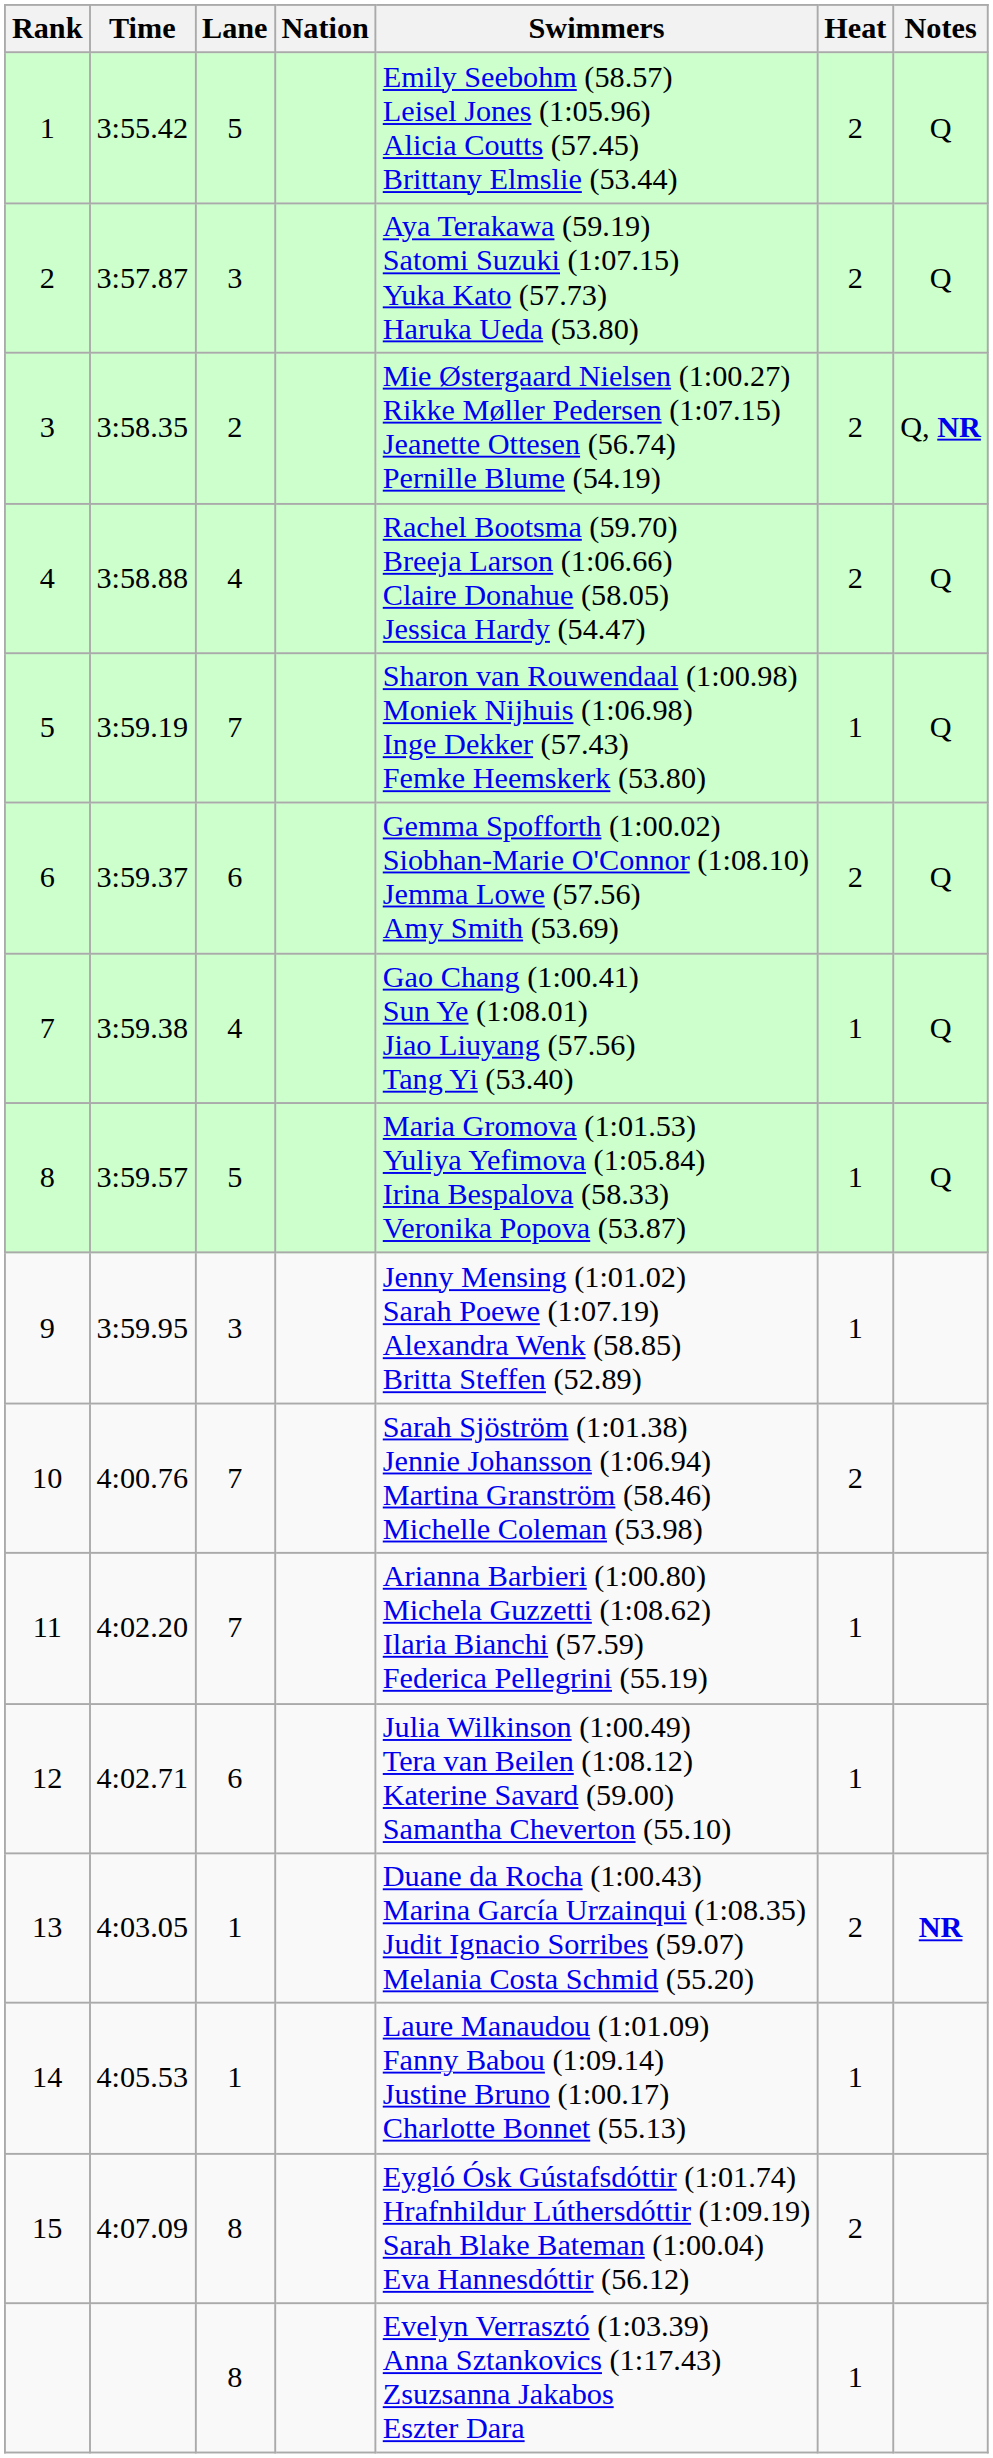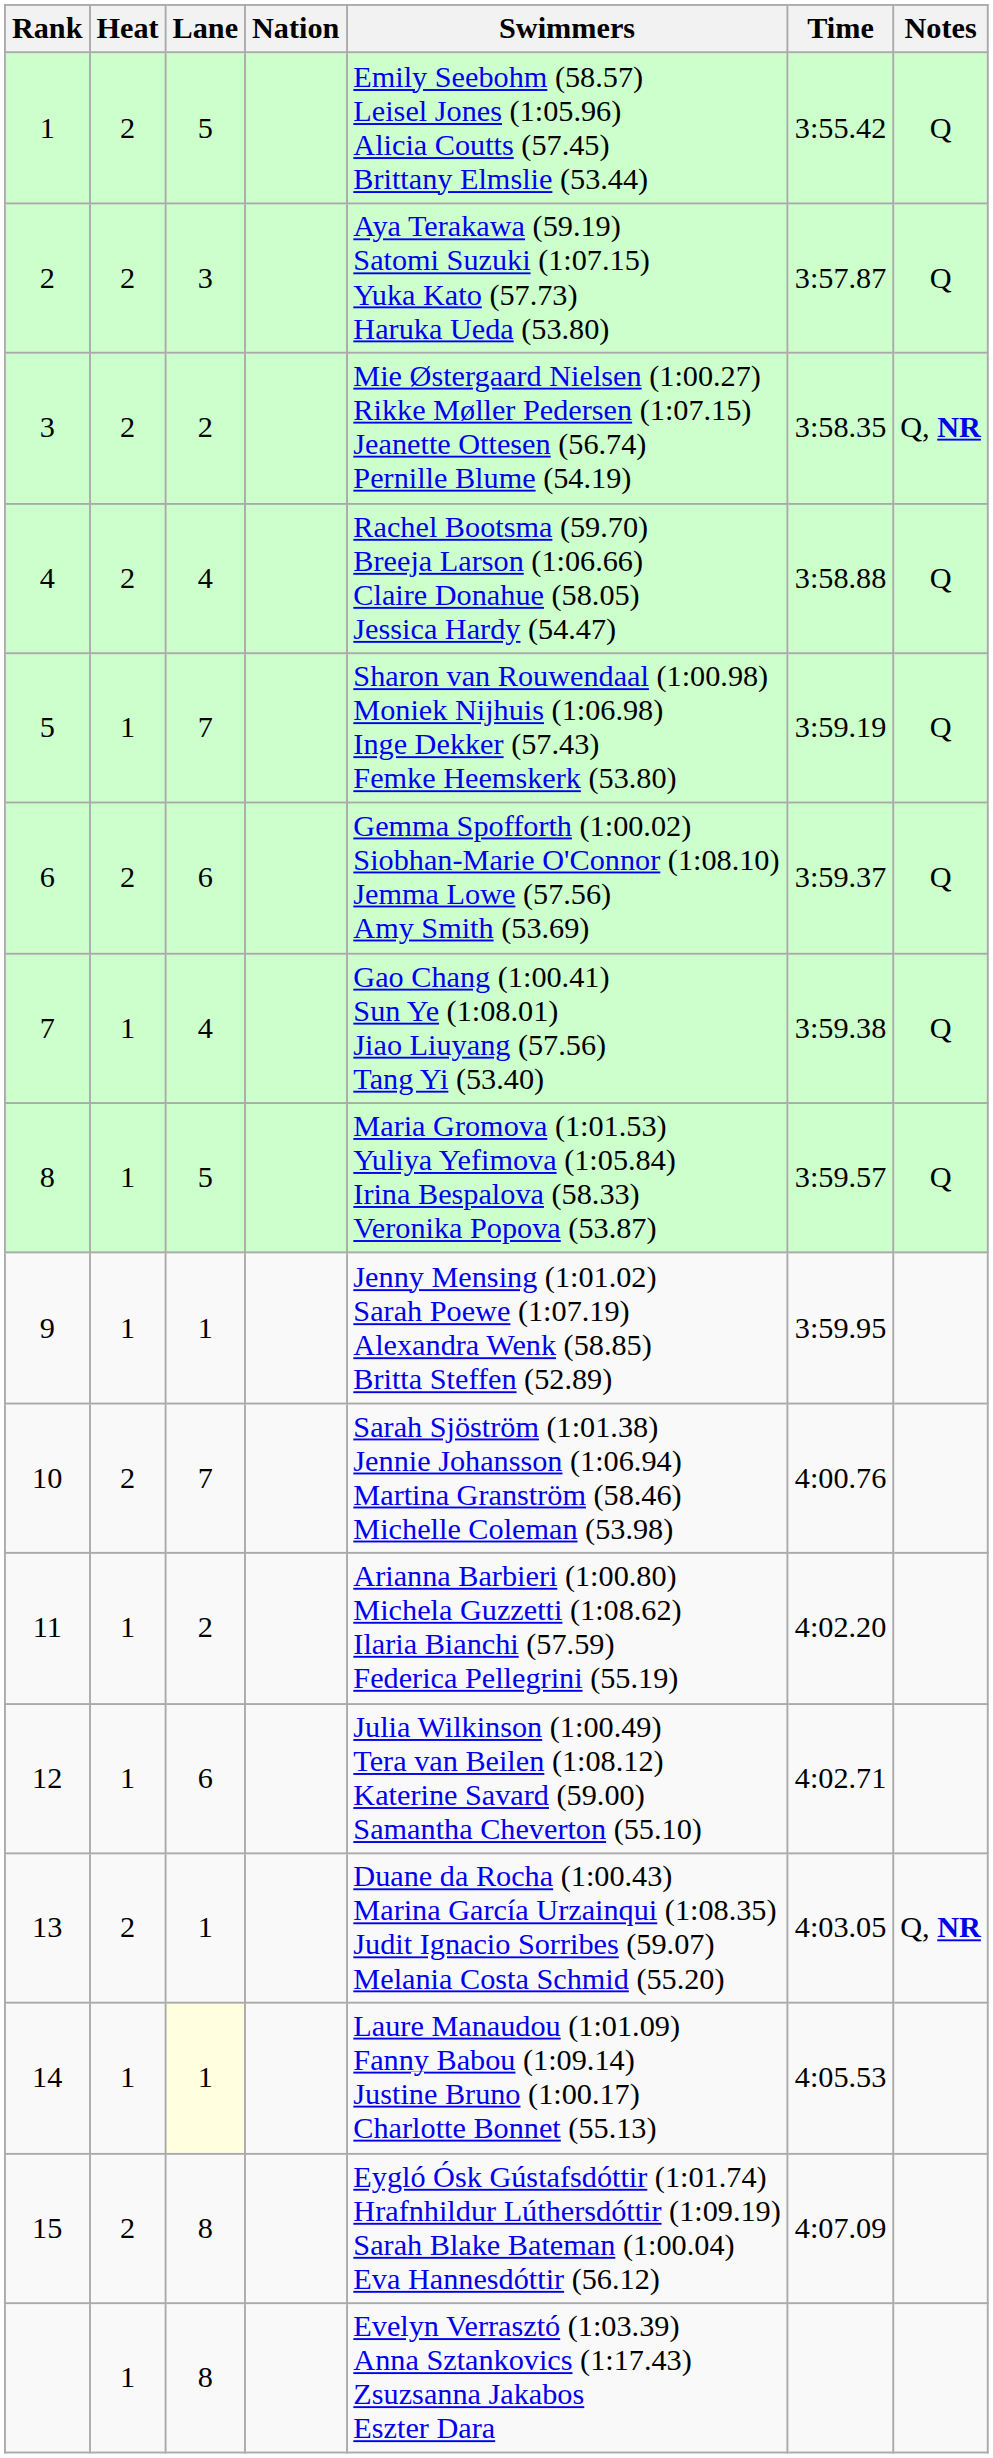columns swapped: (855, 28) <-> (142, 28)
(235, 1327) 3 -> (205, 1327) 1
(235, 1627) 7 -> (205, 1627) 2
(941, 1927) NR -> (941, 1927) Q, NR
(235, 2077) no background -> (205, 2077) lightyellow background
